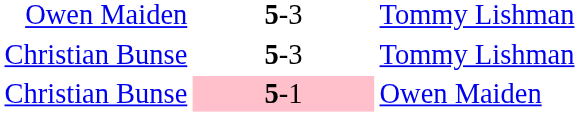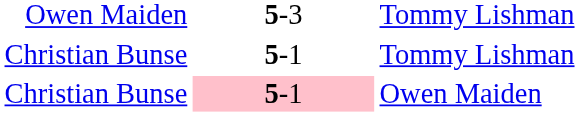(283, 54) 5-3 -> (283, 54) 5-1
